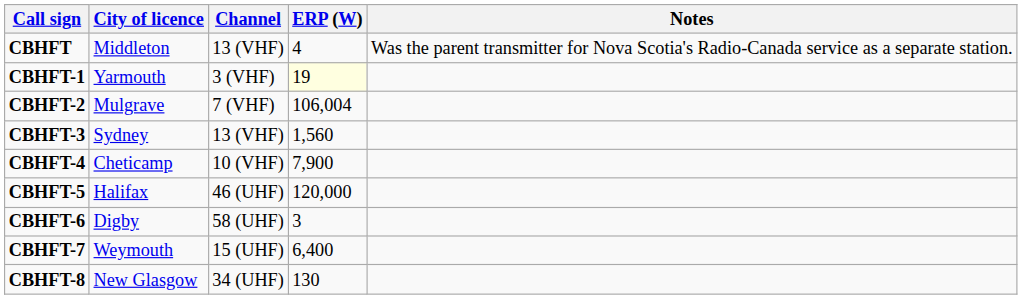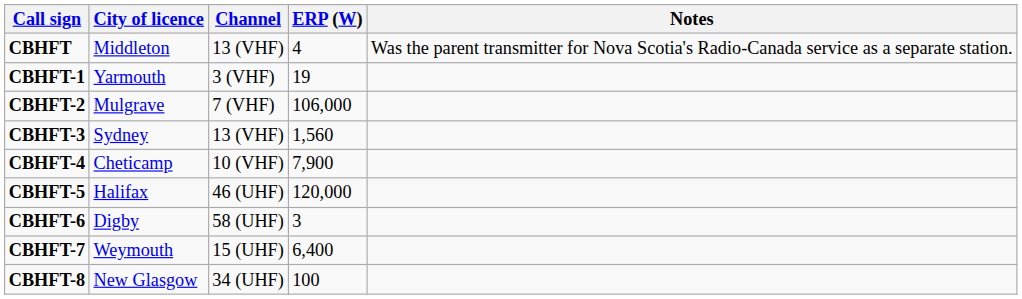(301, 76) lightyellow background -> (301, 76) no background
(322, 105) 106,004 -> (322, 105) 106,000
(306, 279) 130 -> (306, 279) 100
